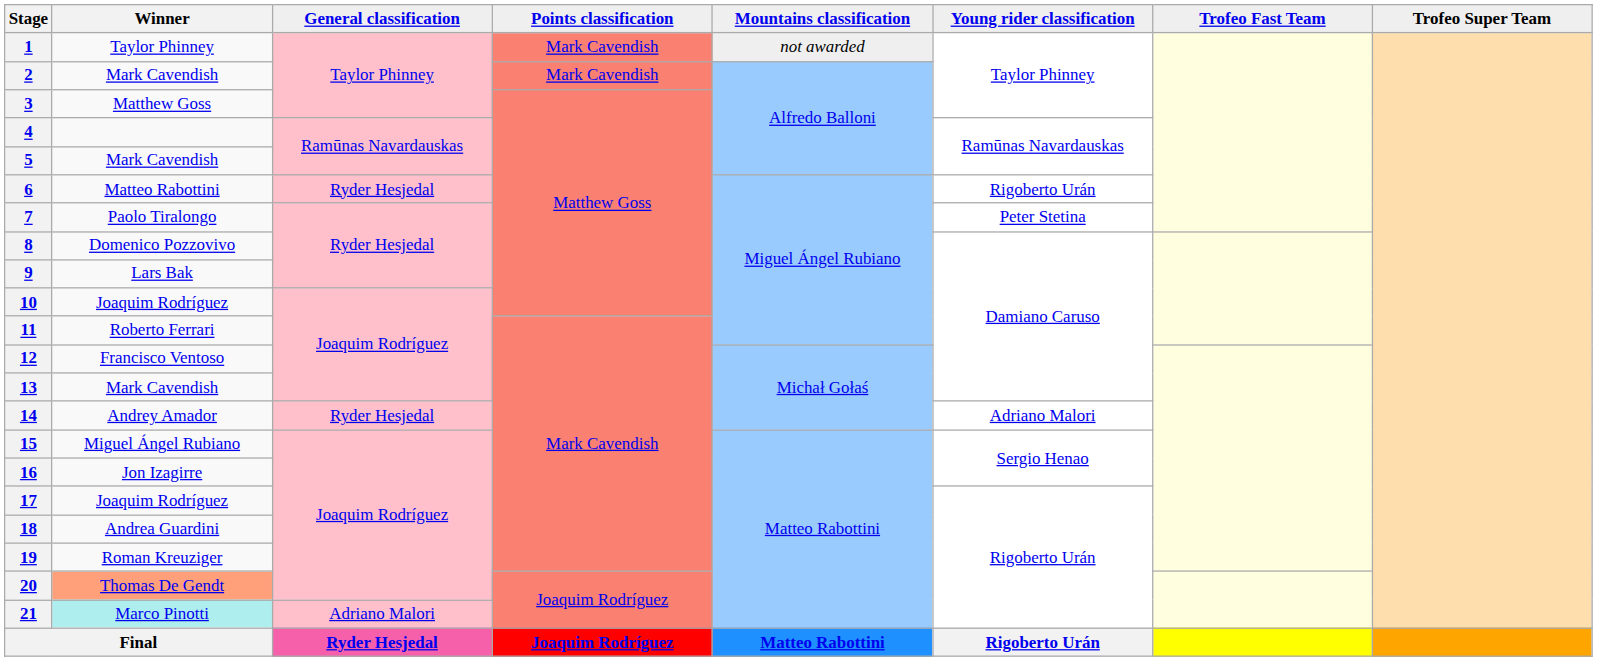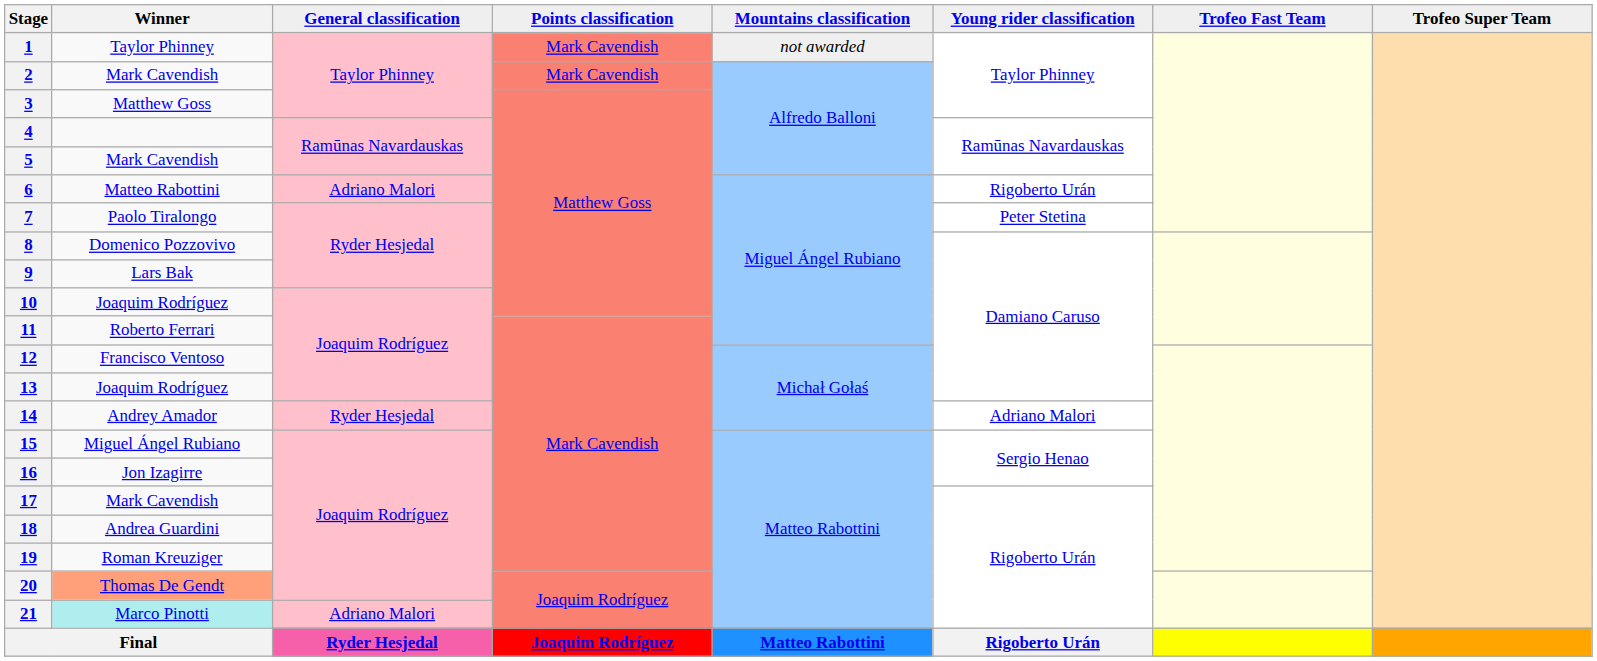(382, 189) Ryder Hesjedal -> (382, 189) Adriano Malori
(162, 387) Mark Cavendish -> (162, 387) Joaquim Rodríguez
(162, 500) Joaquim Rodríguez -> (162, 500) Mark Cavendish
